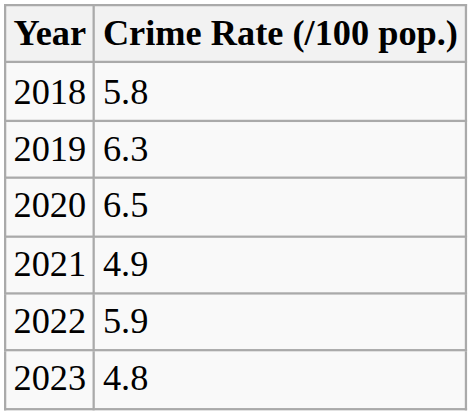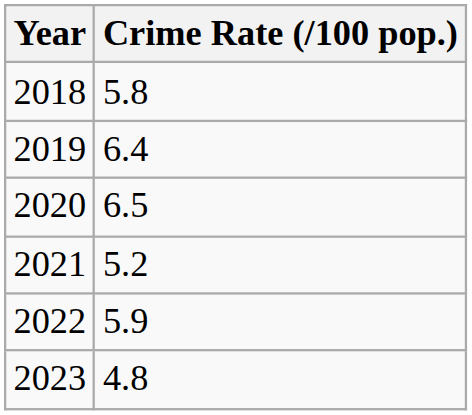(126, 148) 6.3 -> (126, 148) 6.4
(126, 263) 4.9 -> (126, 263) 5.2
